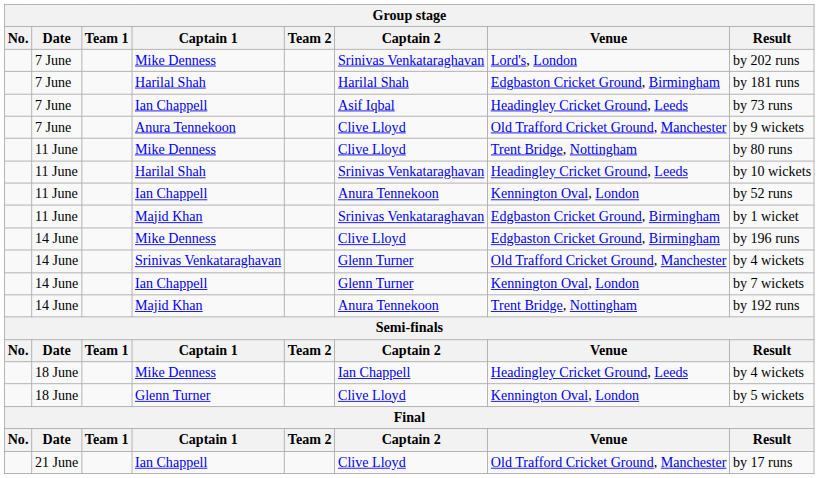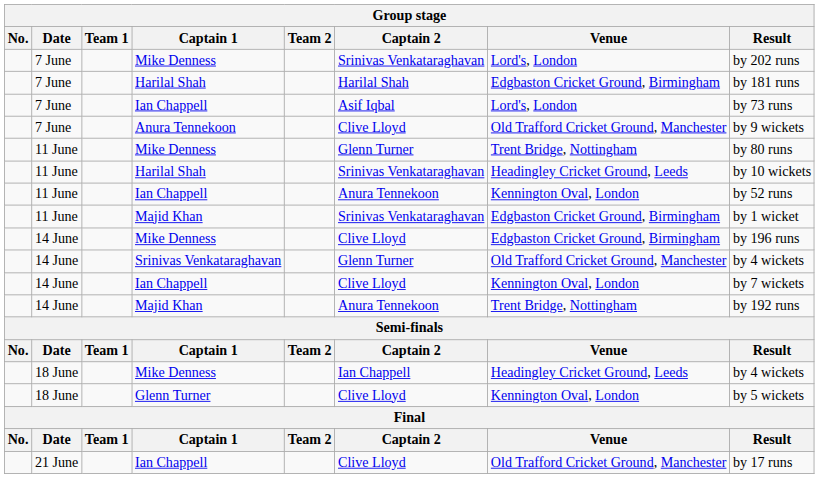(589, 104) Headingley Cricket Ground, Leeds -> (534, 104) Lord's, London
(372, 149) Clive Lloyd -> (376, 149) Glenn Turner
(376, 283) Glenn Turner -> (372, 283) Clive Lloyd
